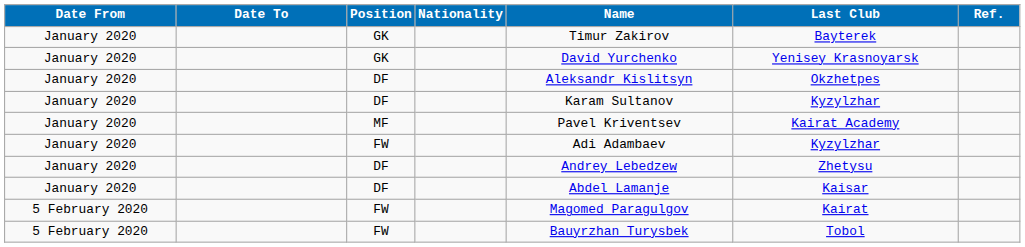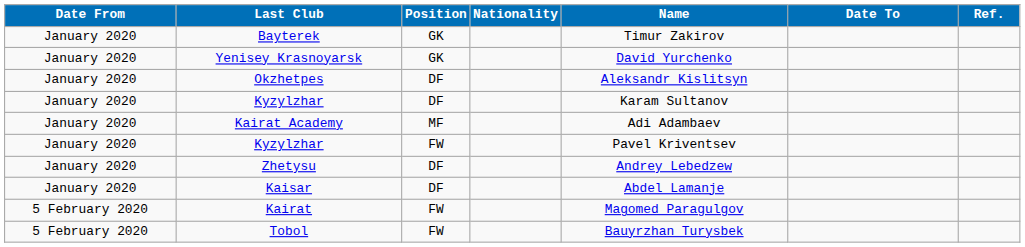columns swapped: (261, 15) <-> (845, 15)
(619, 123) Pavel Kriventsev -> (674, 123) Adi Adambaev
(619, 145) Adi Adambaev -> (674, 145) Pavel Kriventsev
